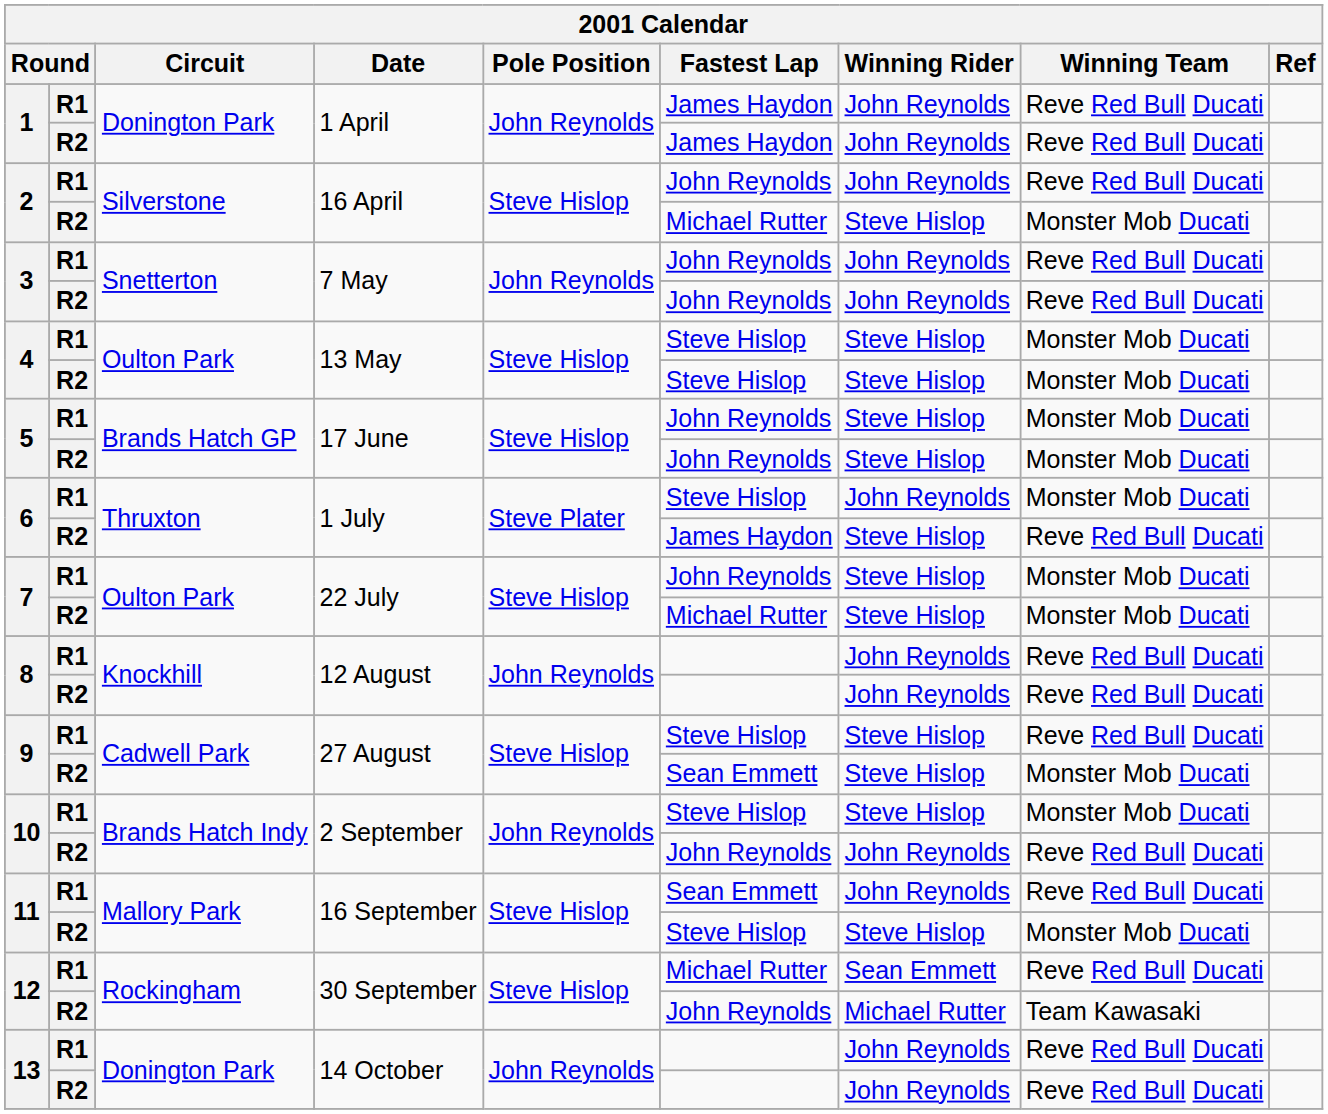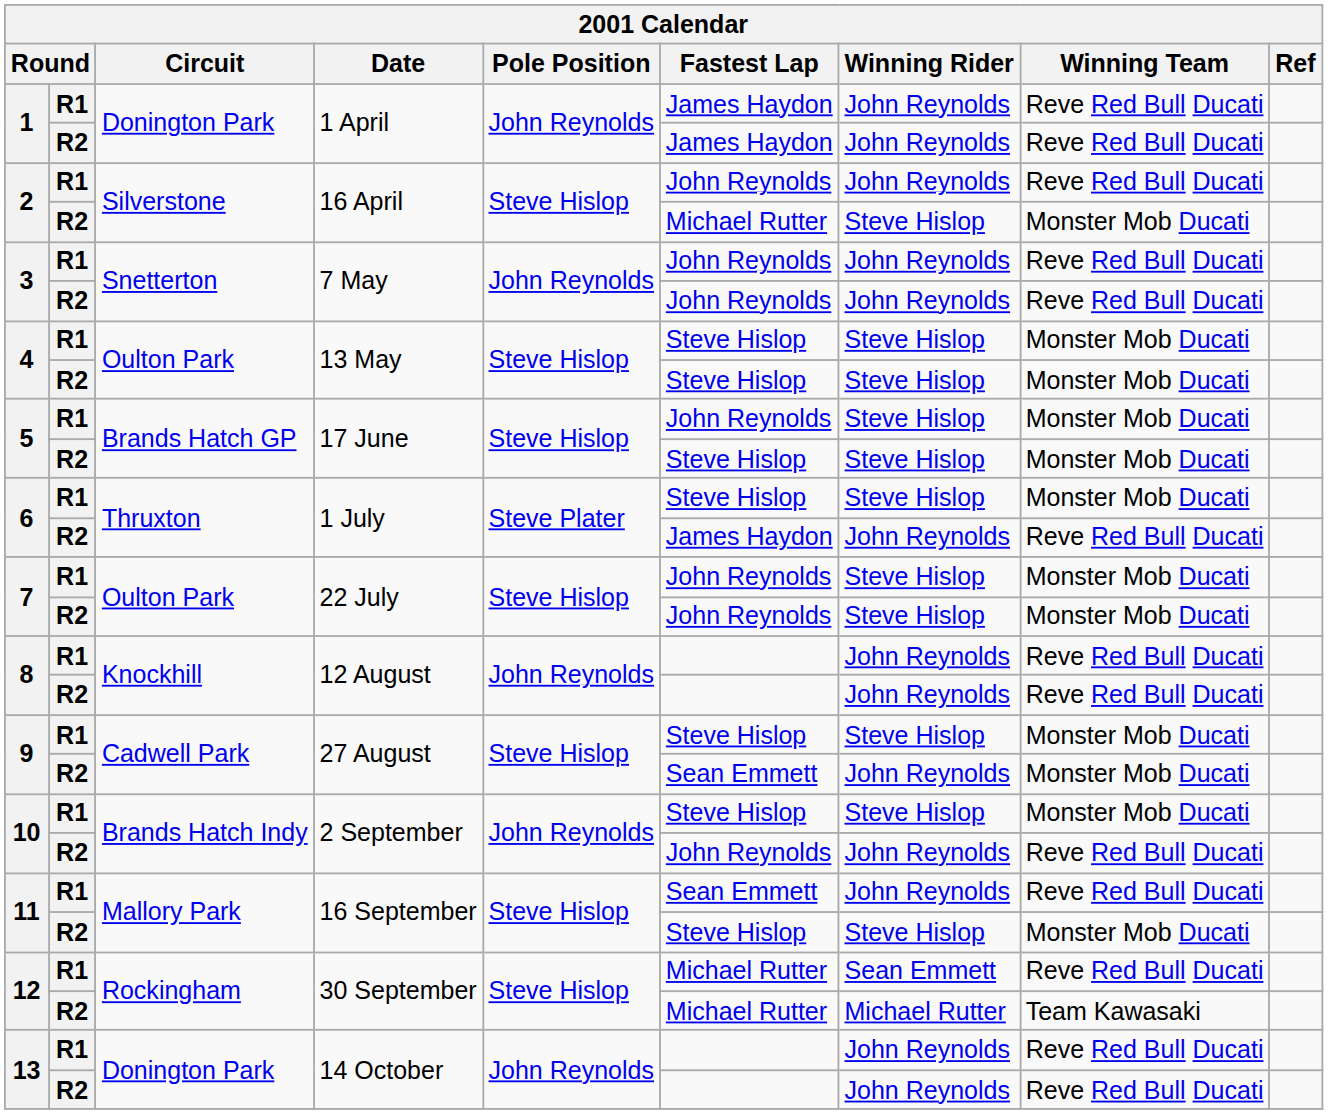(749, 458) John Reynolds -> (736, 458) Steve Hislop
(927, 498) John Reynolds -> (915, 498) Steve Hislop
(915, 537) Steve Hislop -> (927, 537) John Reynolds
(746, 616) Michael Rutter -> (749, 616) John Reynolds
(1145, 734) Reve Red Bull Ducati -> (1138, 734) Monster Mob Ducati
(915, 774) Steve Hislop -> (927, 774) John Reynolds
(749, 1010) John Reynolds -> (746, 1010) Michael Rutter
